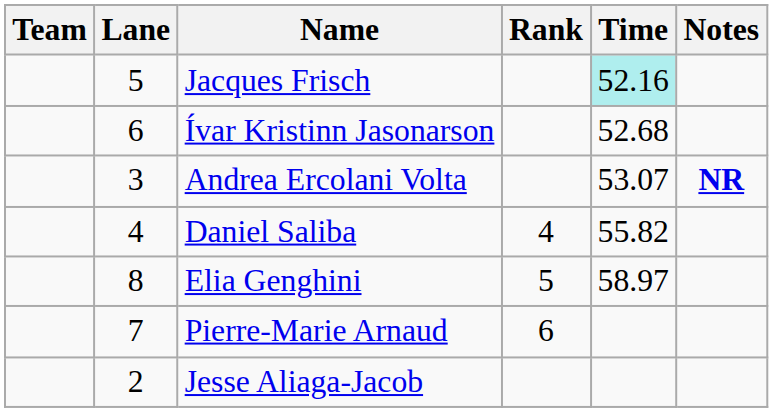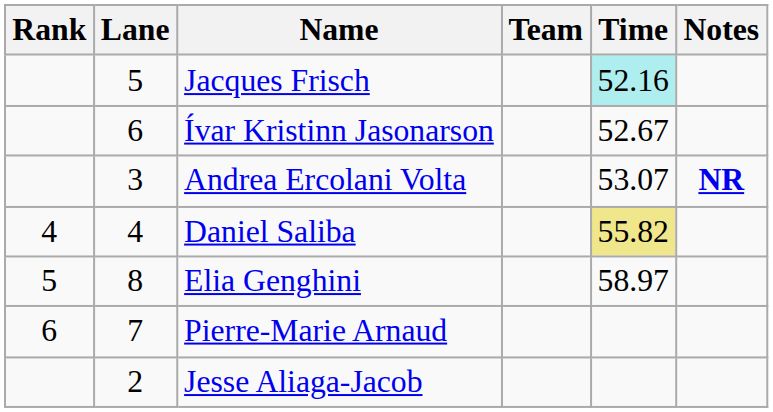columns swapped: (546, 29) <-> (50, 29)
(633, 130) 52.68 -> (633, 130) 52.67
(633, 230) no background -> (633, 230) khaki background
